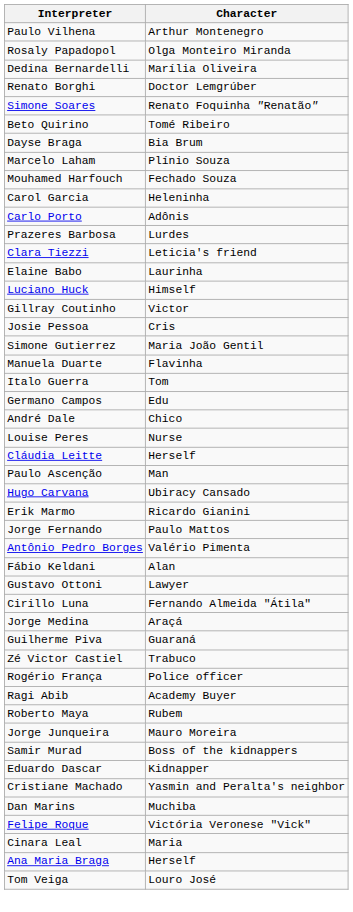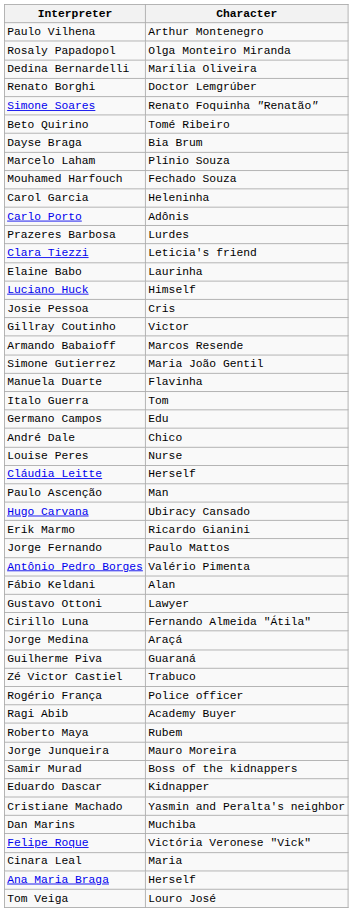rows swapped: (48, 327) <-> (61, 309)
+ row: (61, 345)
